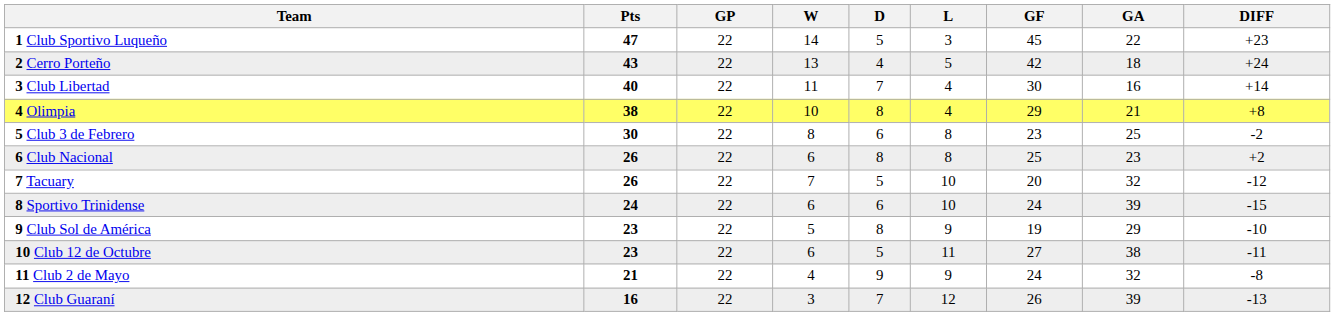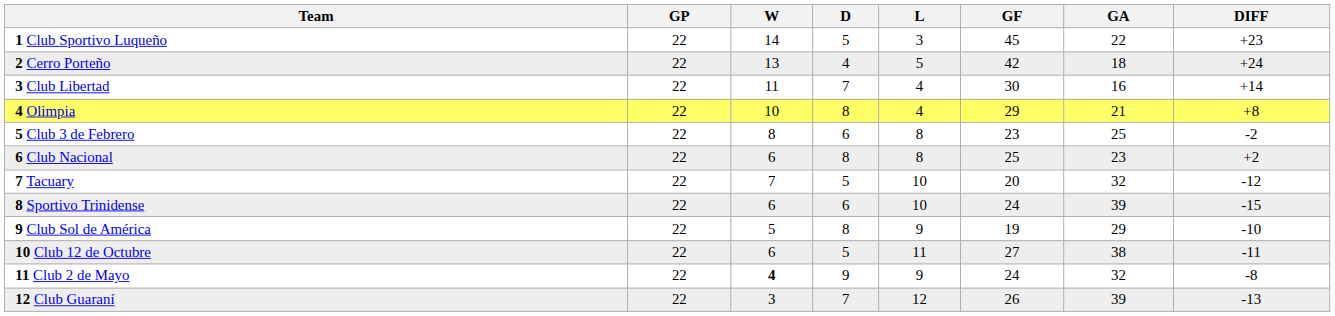- column: (630, 16)
(811, 275) normal -> (772, 275) bold
